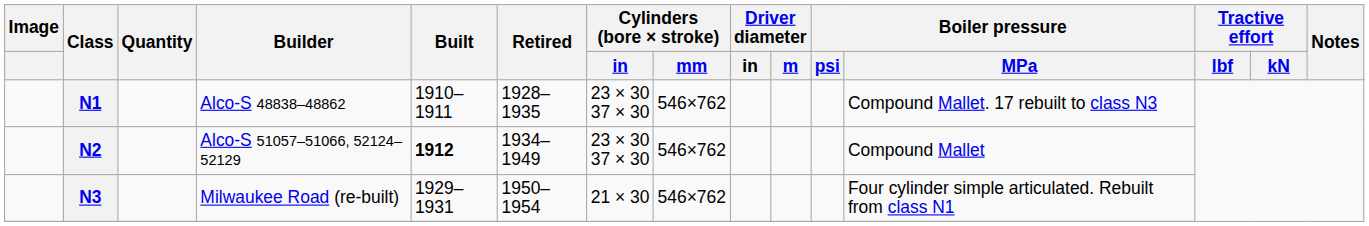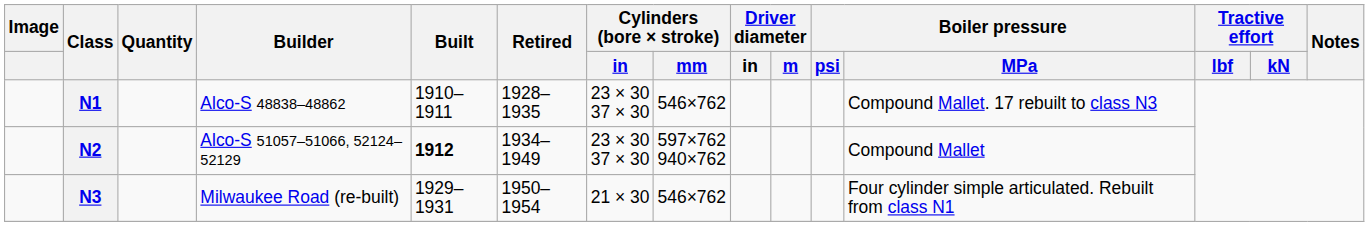(692, 150) 546×762 -> (692, 150) 597×762 940×762
